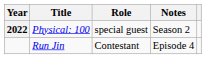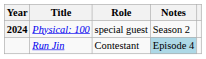(17, 29) 2022 -> (17, 29) 2024
(173, 45) no background -> (173, 45) lightblue background
